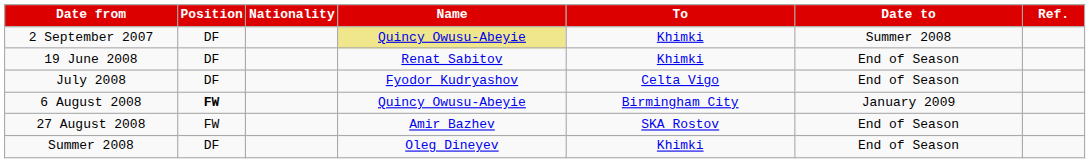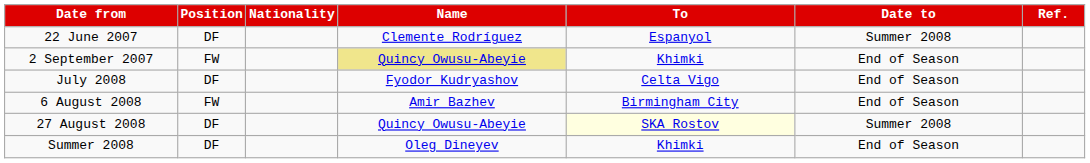+ row: (91, 37)
(212, 37) DF -> (212, 59) FW
(909, 37) Summer 2008 -> (909, 59) End of Season
- row: (91, 59)
(212, 102) bold -> (212, 102) normal
(452, 102) Quincy Owusu-Abeyie -> (452, 102) Amir Bazhev
(909, 102) January 2009 -> (909, 102) End of Season
(212, 124) FW -> (212, 124) DF
(452, 124) Amir Bazhev -> (452, 124) Quincy Owusu-Abeyie
(680, 124) no background -> (680, 124) lightyellow background
(909, 124) End of Season -> (909, 124) Summer 2008
